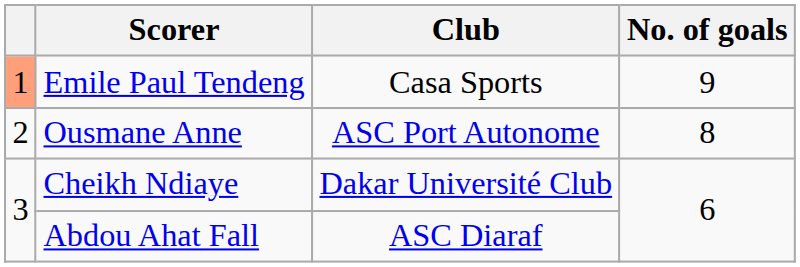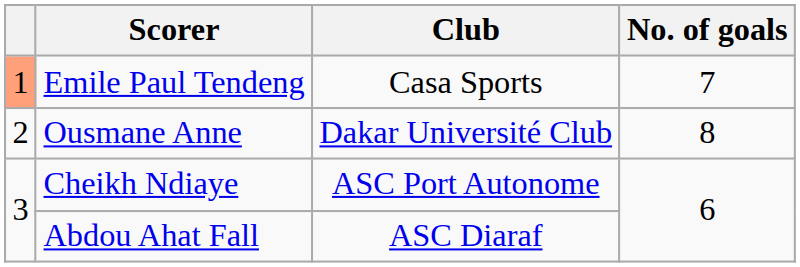(707, 81) 9 -> (707, 81) 7
(466, 132) ASC Port Autonome -> (466, 132) Dakar Université Club
(466, 183) Dakar Université Club -> (466, 183) ASC Port Autonome
